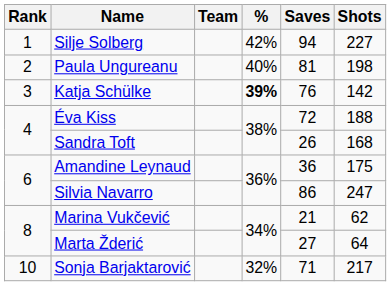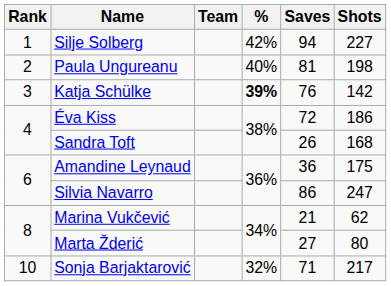(360, 117) 188 -> (360, 117) 186
(360, 243) 64 -> (360, 243) 80
